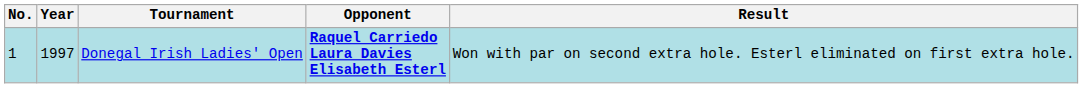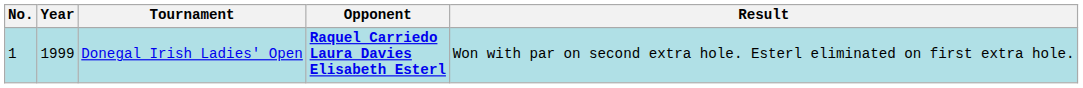(57, 55) 1997 -> (57, 55) 1999
